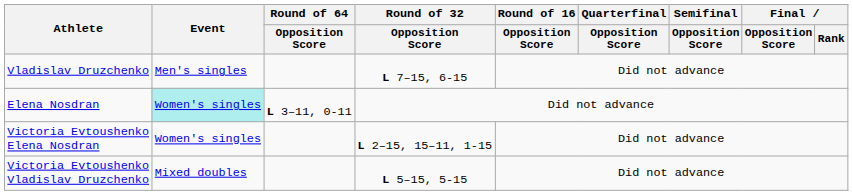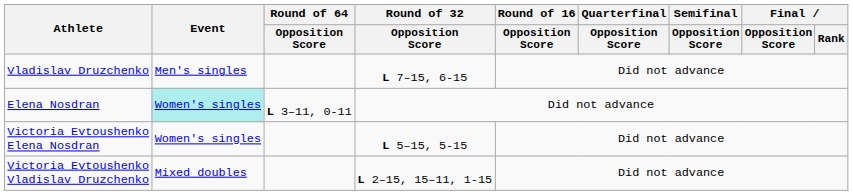(425, 146) L 2–15, 15–11, 1-15 -> (425, 146) L 5–15, 5-15
(425, 180) L 5–15, 5-15 -> (425, 180) L 2–15, 15–11, 1-15
